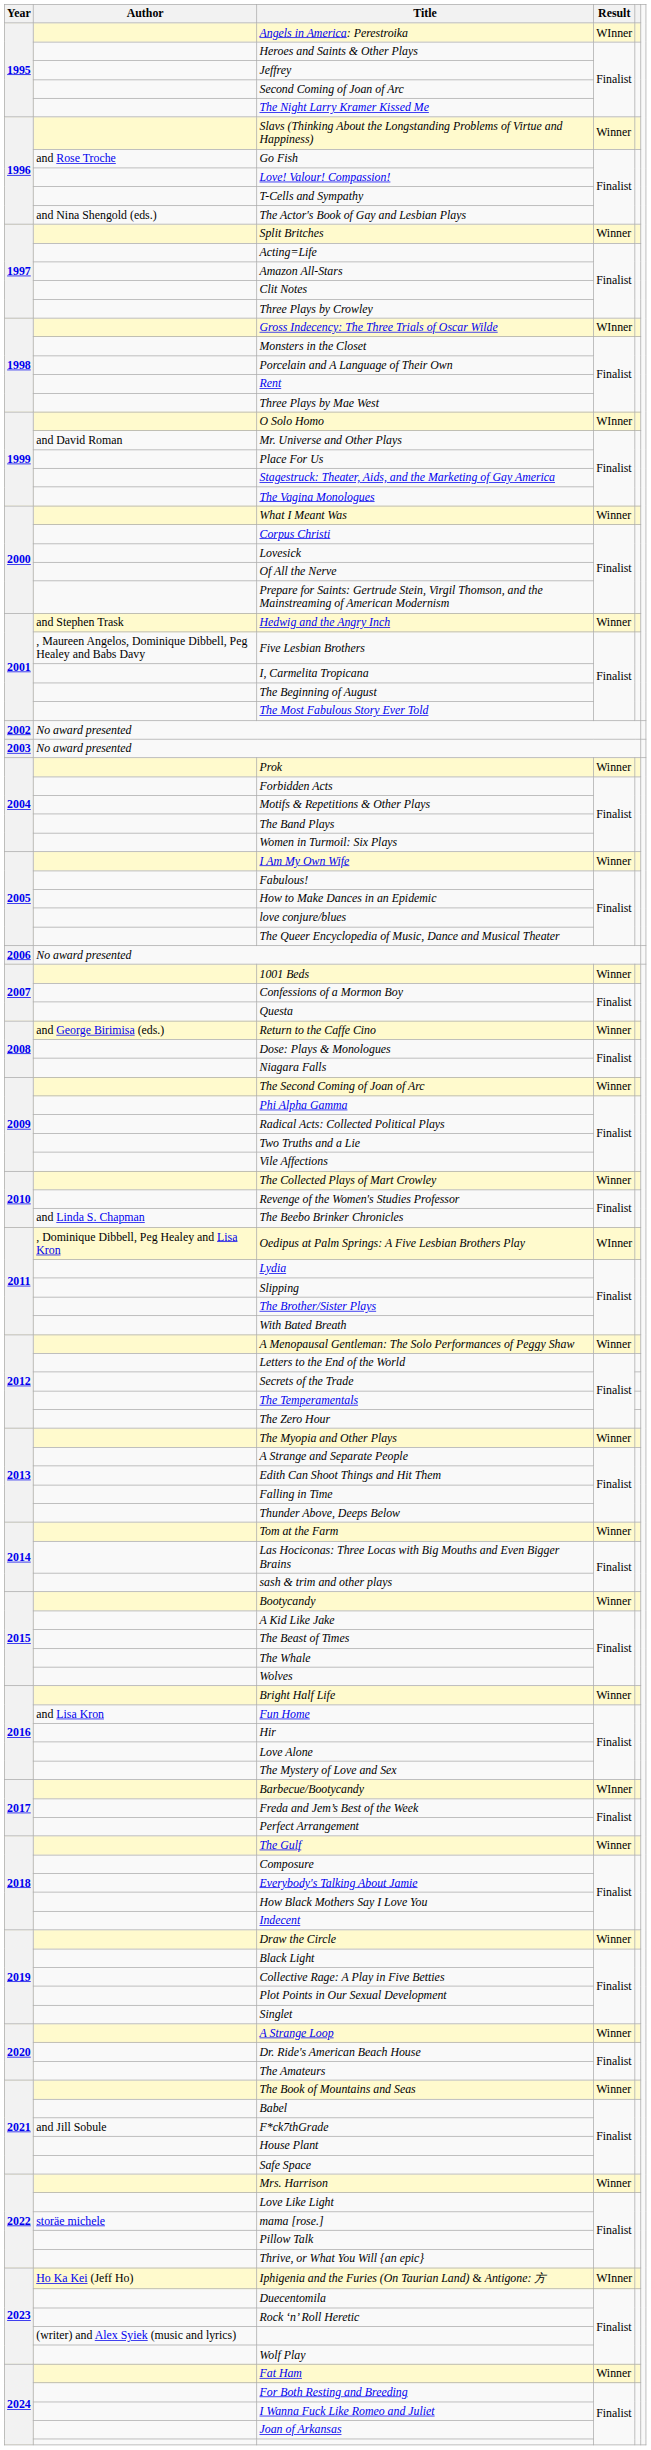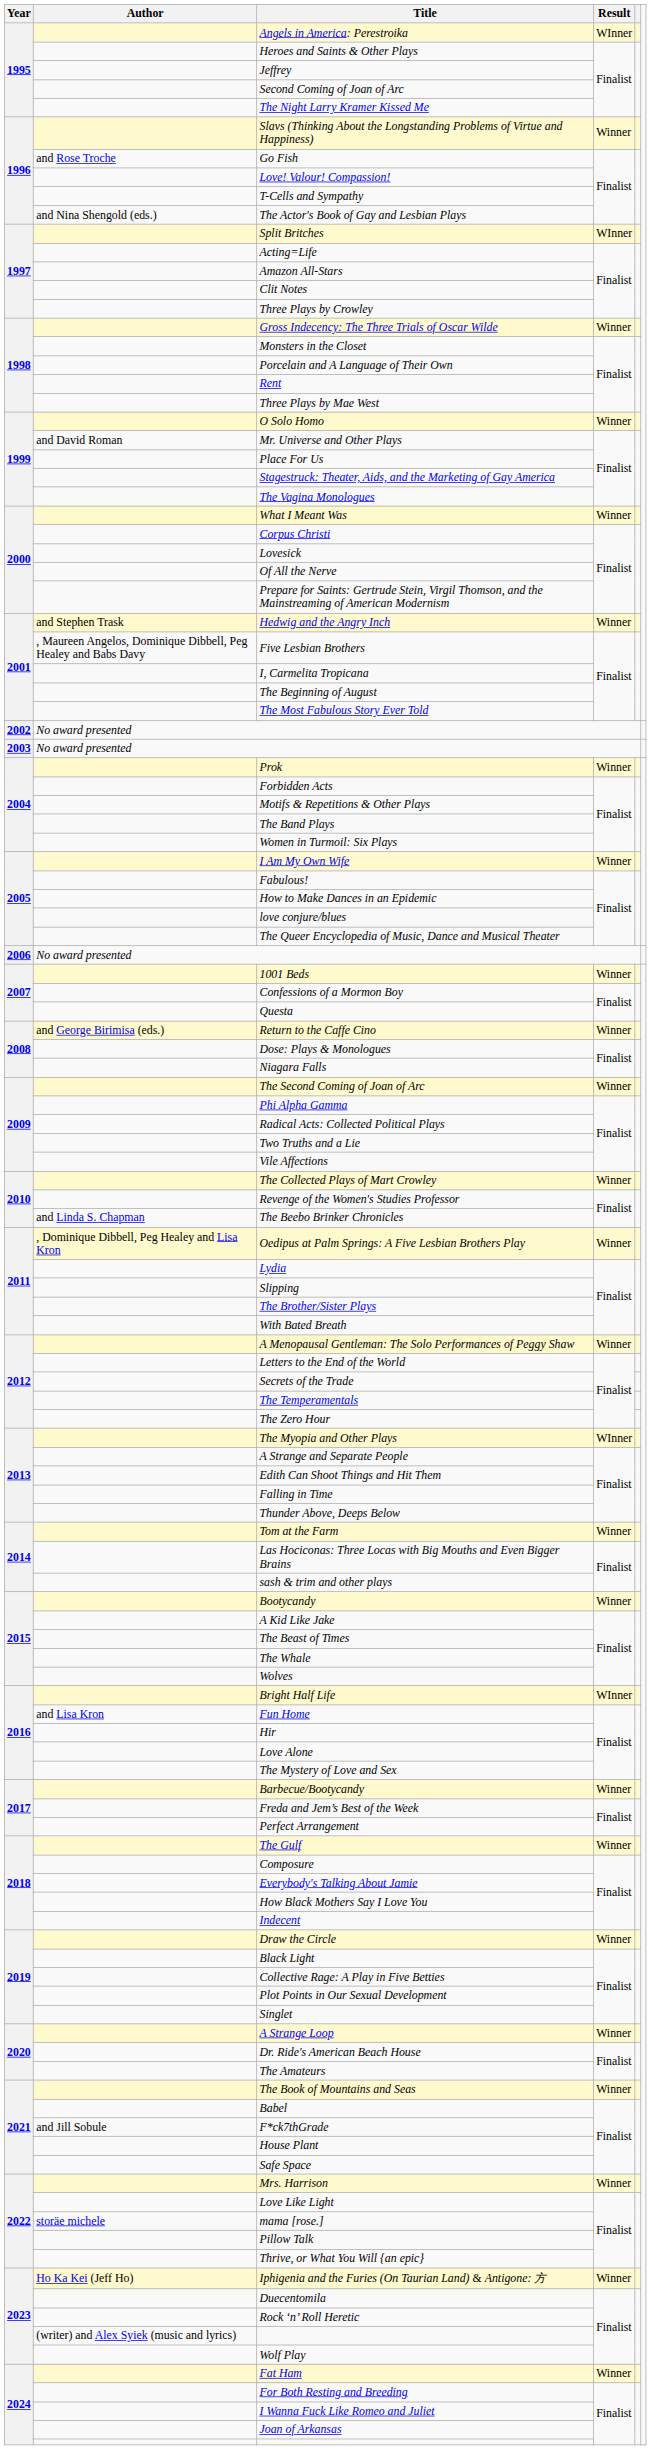(614, 233) Winner -> (614, 233) WInner
(614, 327) WInner -> (614, 327) Winner
(614, 421) WInner -> (614, 421) Winner
(614, 1243) WInner -> (614, 1243) Winner
(614, 1437) Winner -> (614, 1437) WInner
(614, 1695) Winner -> (614, 1695) WInner
(614, 1789) WInner -> (614, 1789) Winner
(614, 2278) WInner -> (614, 2278) Winner
